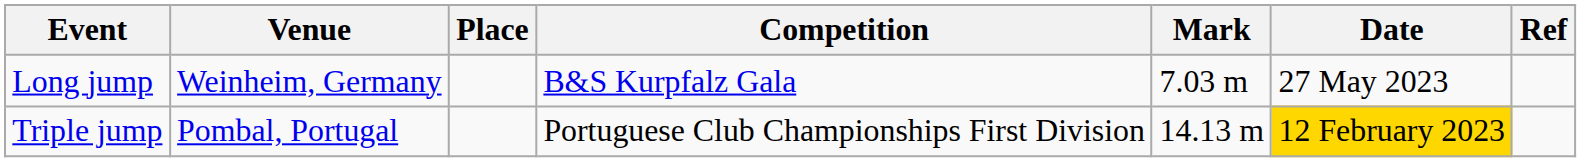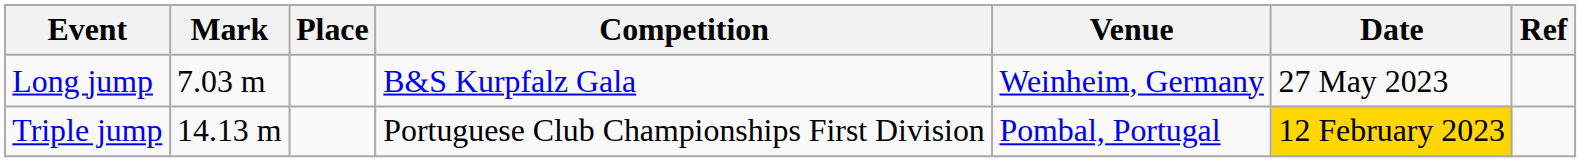columns swapped: (1212, 29) <-> (309, 29)
